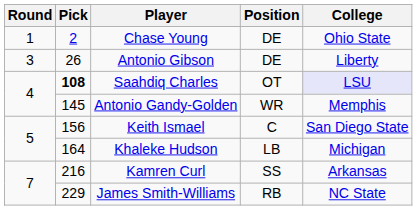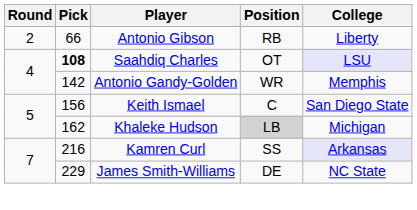- row: (166, 37)
(30, 60) 3 -> (30, 37) 2
(73, 60) 26 -> (73, 37) 66
(272, 60) DE -> (272, 37) RB
(73, 104) 145 -> (73, 82) 142
(73, 149) 164 -> (73, 127) 162
(272, 149) no background -> (272, 127) lightgrey background
(357, 171) no background -> (357, 149) lavender background
(272, 194) RB -> (272, 171) DE
